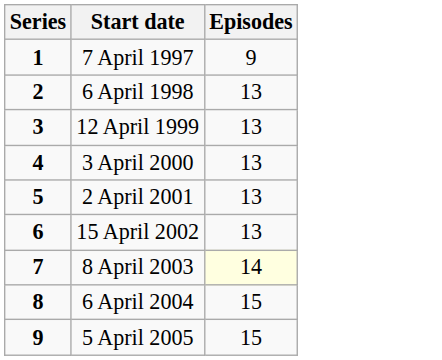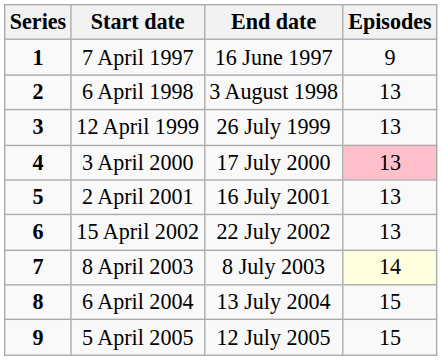+ column: (274, 22)
(251, 162) no background -> (390, 162) pink background
